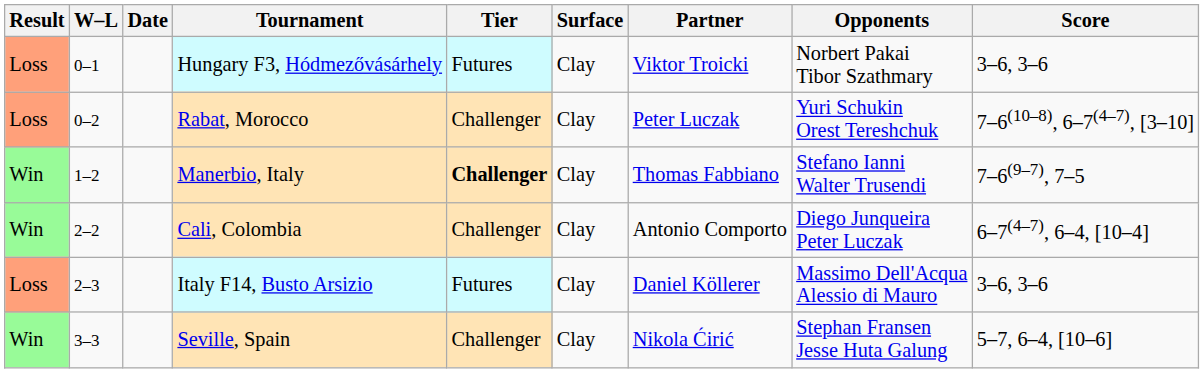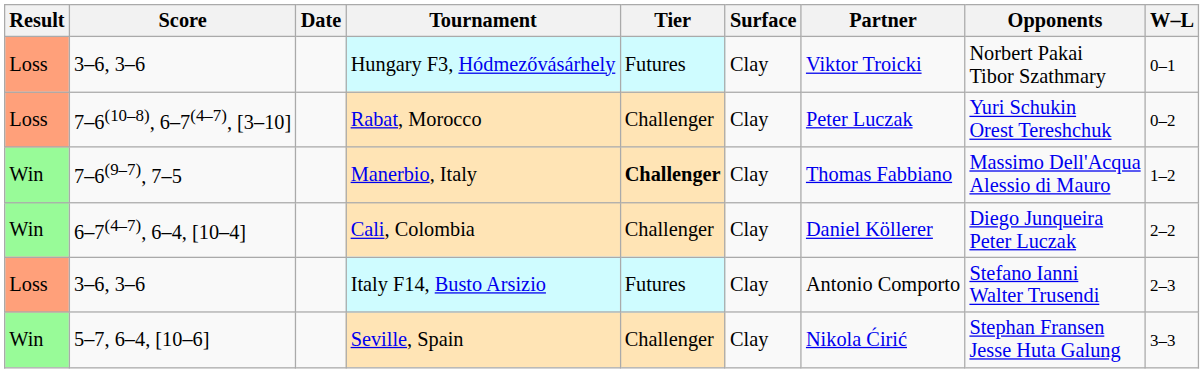columns swapped: (96, 20) <-> (1085, 20)
(861, 174) Stefano Ianni Walter Trusendi -> (1055, 174) Massimo Dell'Acqua Alessio di Mauro
(710, 229) Antonio Comporto -> (869, 229) Daniel Köllerer
(696, 284) Daniel Köllerer -> (883, 284) Antonio Comporto
(882, 284) Massimo Dell'Acqua Alessio di Mauro -> (1034, 284) Stefano Ianni Walter Trusendi
